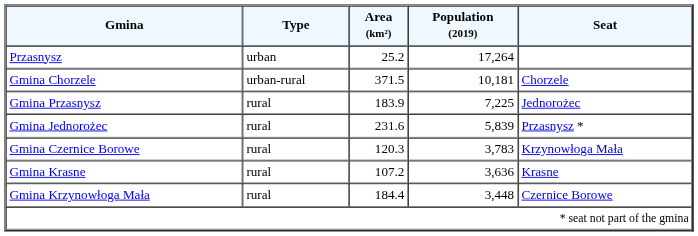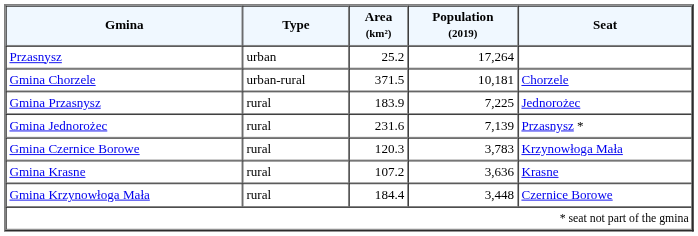(499, 125) 5,839 -> (499, 125) 7,139
